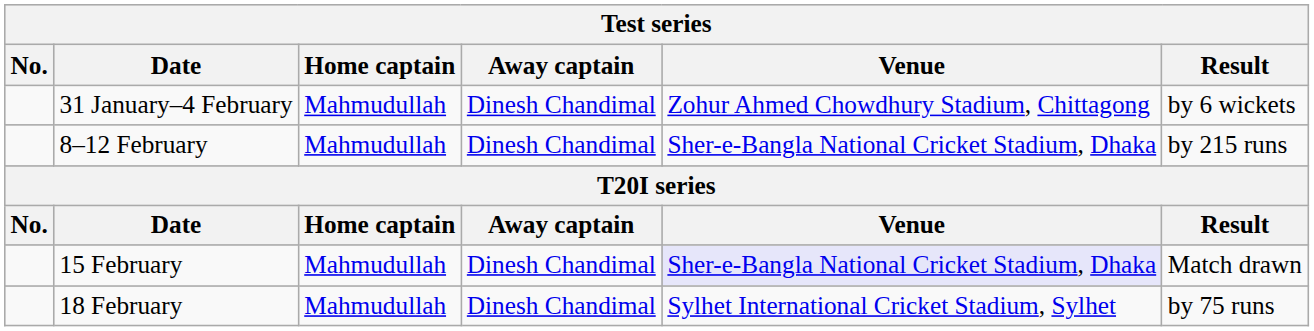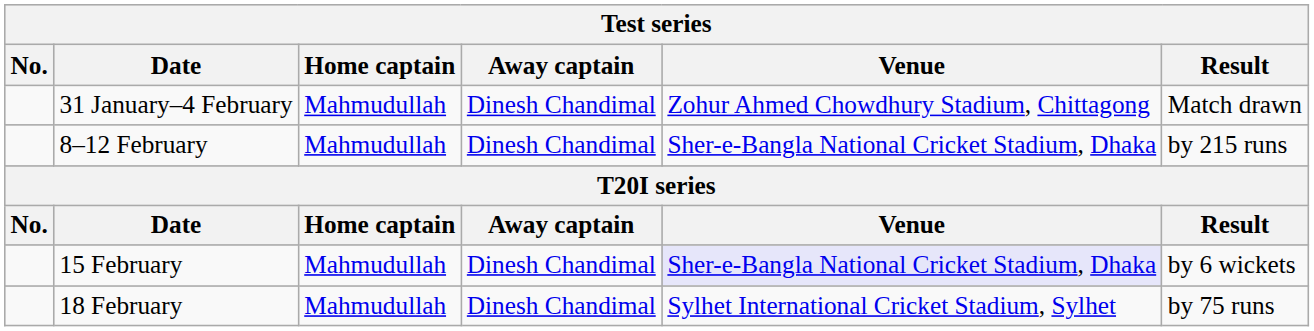(1232, 104) by 6 wickets -> (1235, 104) Match drawn
(1235, 265) Match drawn -> (1232, 265) by 6 wickets
